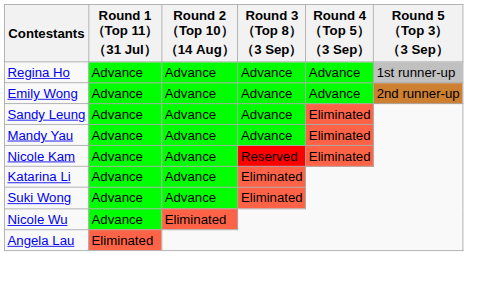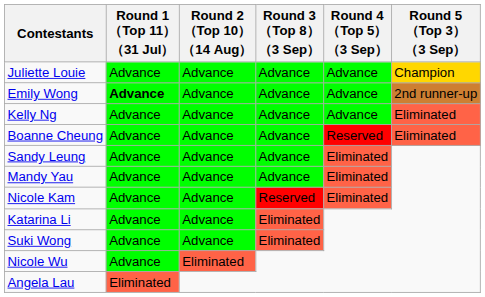+ row: (46, 73)
- row: (39, 73)
(117, 93) normal -> (137, 93) bold
+ row: (32, 114)
+ row: (55, 135)
